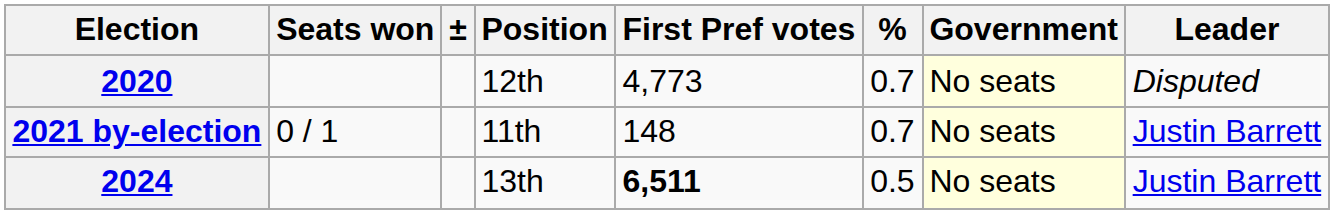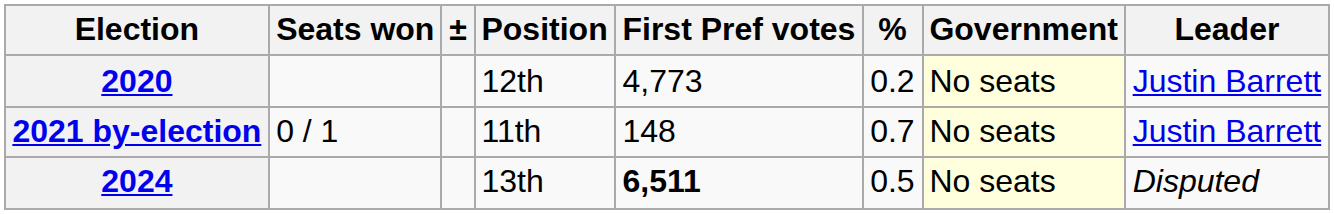(892, 80) 0.7 -> (892, 80) 0.2
(1196, 80) Disputed -> (1227, 80) Justin Barrett
(1227, 182) Justin Barrett -> (1196, 182) Disputed
